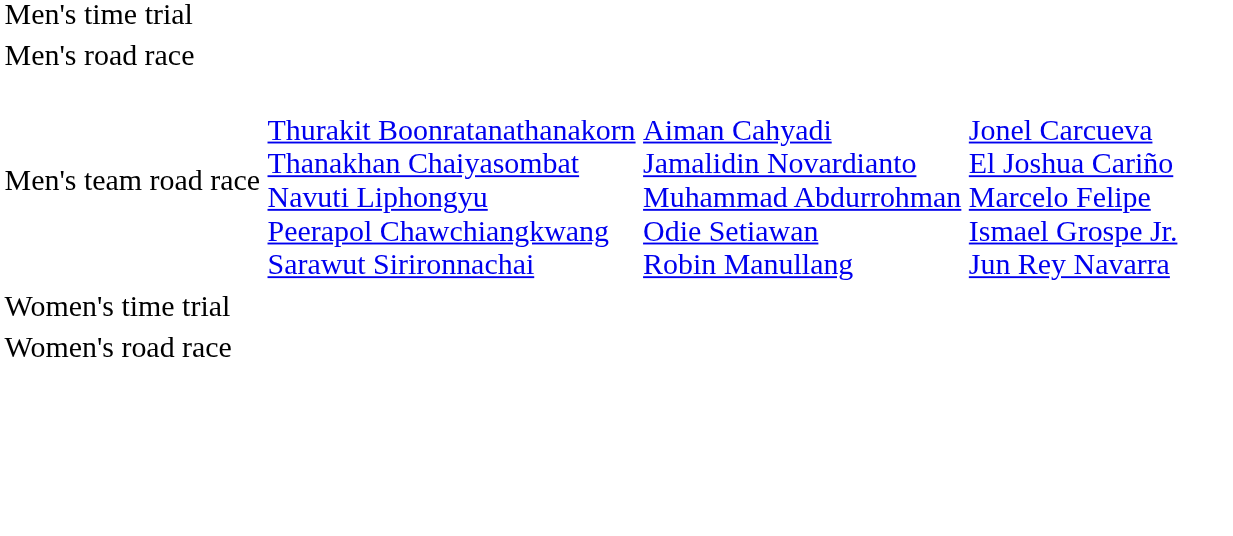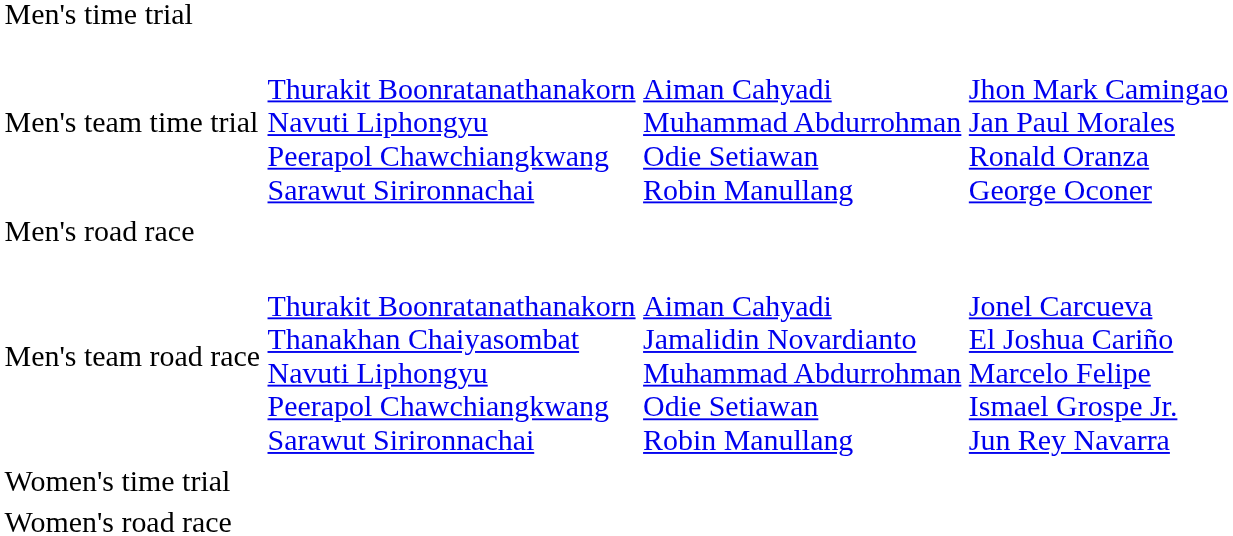+ row: (132, 122)
